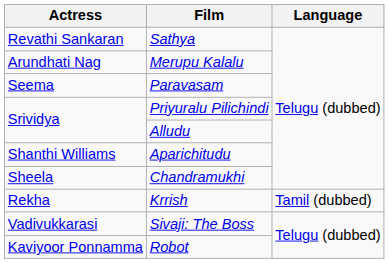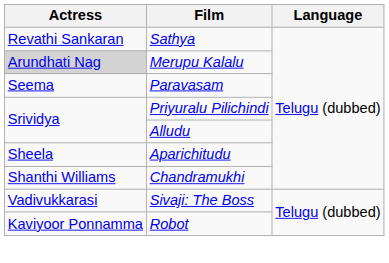(54, 62) no background -> (54, 62) lightgrey background
(62, 154) Shanthi Williams -> (30, 154) Sheela
(30, 177) Sheela -> (62, 177) Shanthi Williams
- row: (169, 200)
